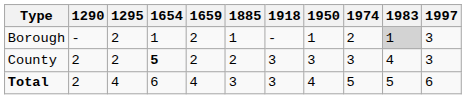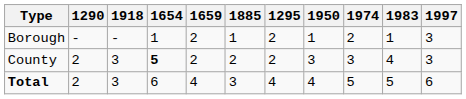columns swapped: (127, 16) <-> (284, 16)
(390, 38) lightgrey background -> (390, 38) no background
